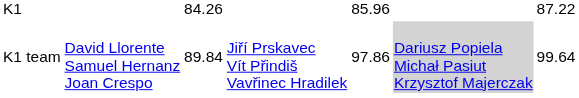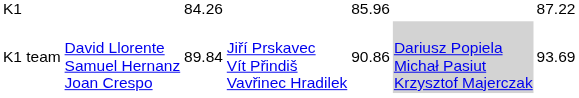(371, 57) 97.86 -> (371, 57) 90.86
(556, 57) 99.64 -> (556, 57) 93.69
